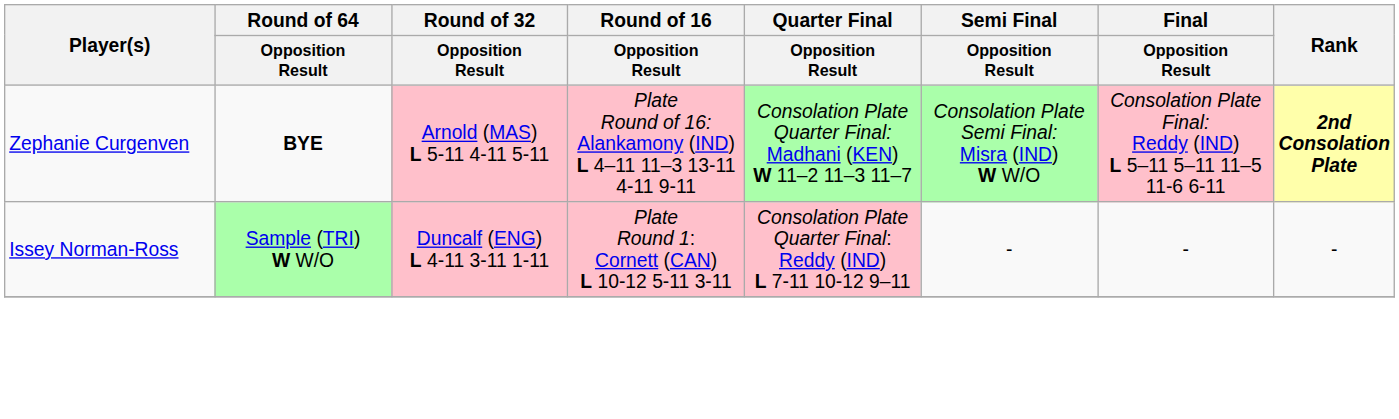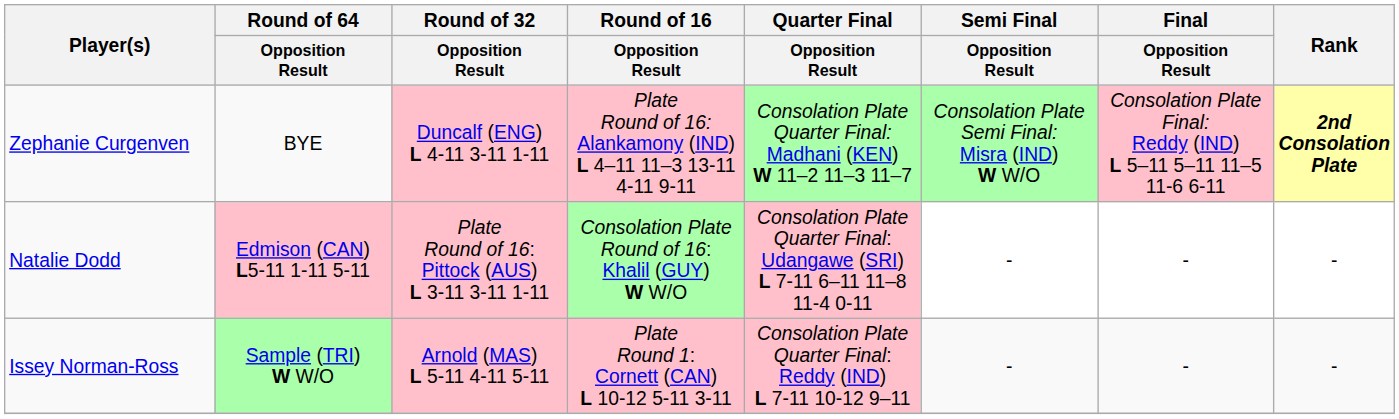(303, 144) bold -> (303, 144) normal
(480, 144) Arnold (MAS) L 5-11 4-11 5-11 -> (480, 144) Duncalf (ENG) L 4-11 3-11 1-11
+ row: (65, 260)
(480, 250) Duncalf (ENG) L 4-11 3-11 1-11 -> (480, 366) Arnold (MAS) L 5-11 4-11 5-11
